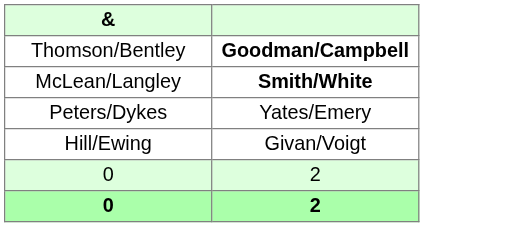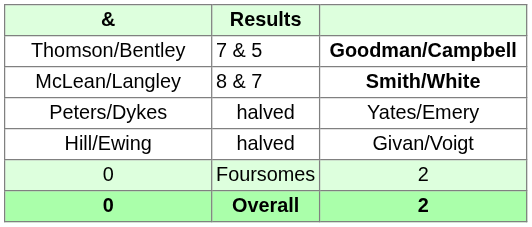+ column: (266, 20)
